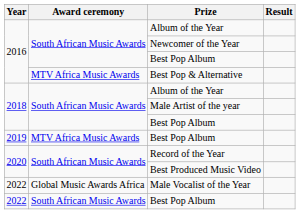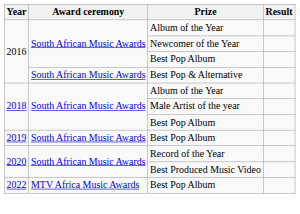(85, 75) MTV Africa Music Awards -> (88, 75) South African Music Awards
(85, 138) MTV Africa Music Awards -> (88, 138) South African Music Awards
- row: (17, 185)
(88, 201) South African Music Awards -> (85, 185) MTV Africa Music Awards
